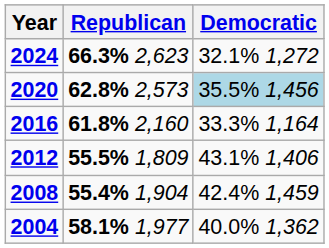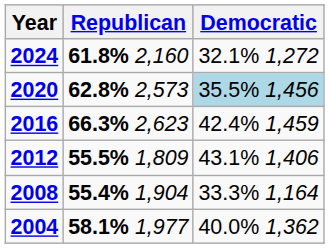(128, 56) 66.3% 2,623 -> (128, 56) 61.8% 2,160
(128, 124) 61.8% 2,160 -> (128, 124) 66.3% 2,623
(259, 124) 33.3% 1,164 -> (259, 124) 42.4% 1,459
(259, 192) 42.4% 1,459 -> (259, 192) 33.3% 1,164
